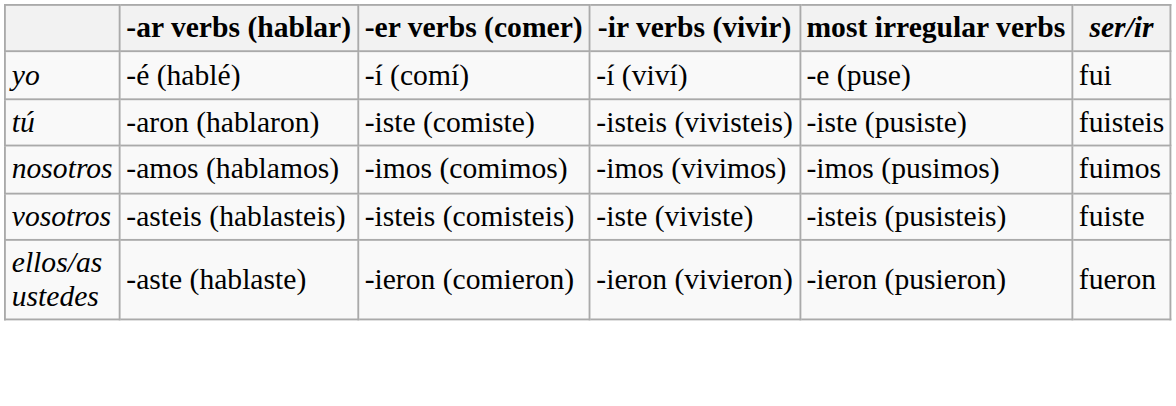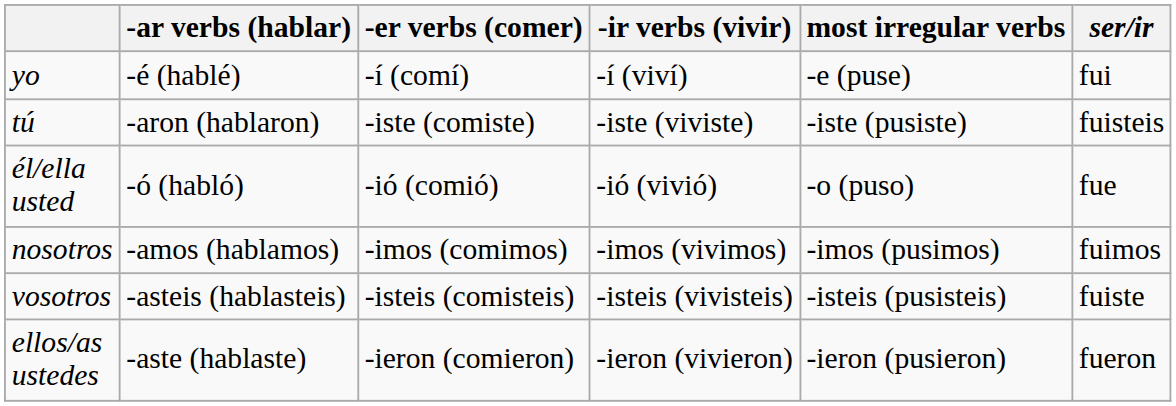(695, 121) -isteis (vivisteis) -> (675, 121) -iste (viviste)
+ row: (49, 185)
(675, 215) -iste (viviste) -> (695, 295) -isteis (vivisteis)
